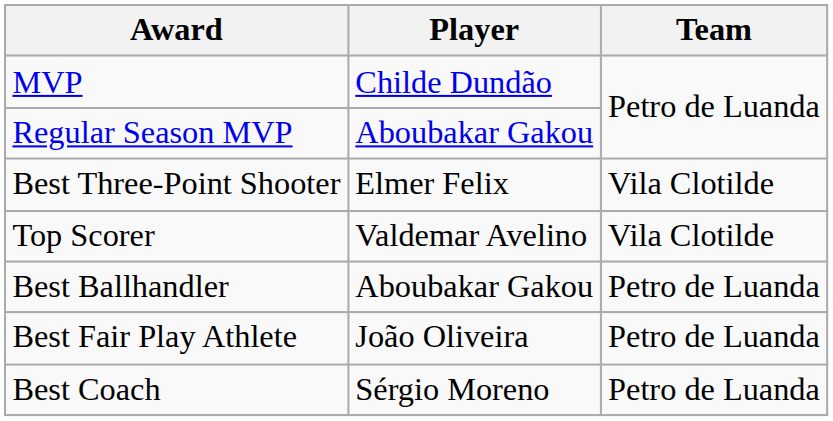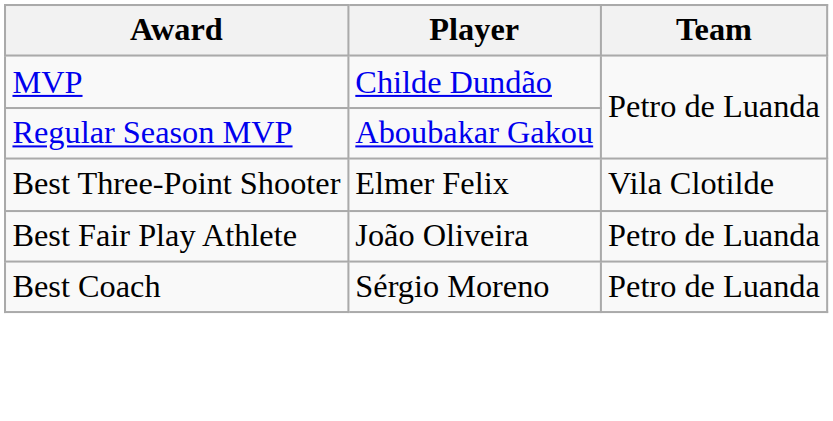- row: (84, 235)
- row: (121, 286)
